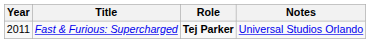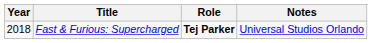(18, 30) 2011 -> (19, 30) 2018
